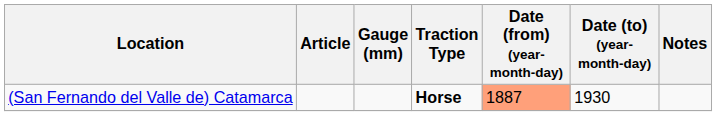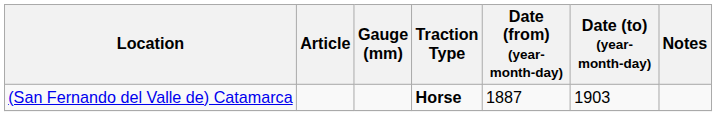(504, 97) lightsalmon background -> (504, 97) no background
(592, 97) 1930 -> (592, 97) 1903
